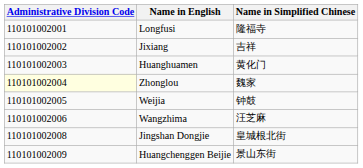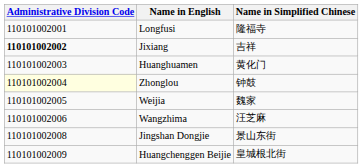(37, 47) normal -> (37, 47) bold
(246, 82) 魏家 -> (246, 82) 钟鼓
(246, 100) 钟鼓 -> (246, 100) 魏家
(261, 136) 皇城根北街 -> (256, 136) 景山东街
(256, 154) 景山东街 -> (261, 154) 皇城根北街
